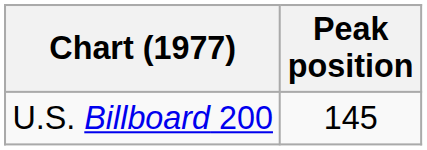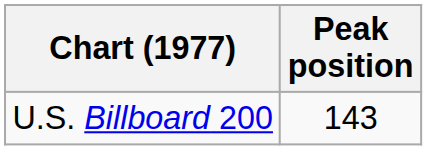(351, 117) 145 -> (351, 117) 143
